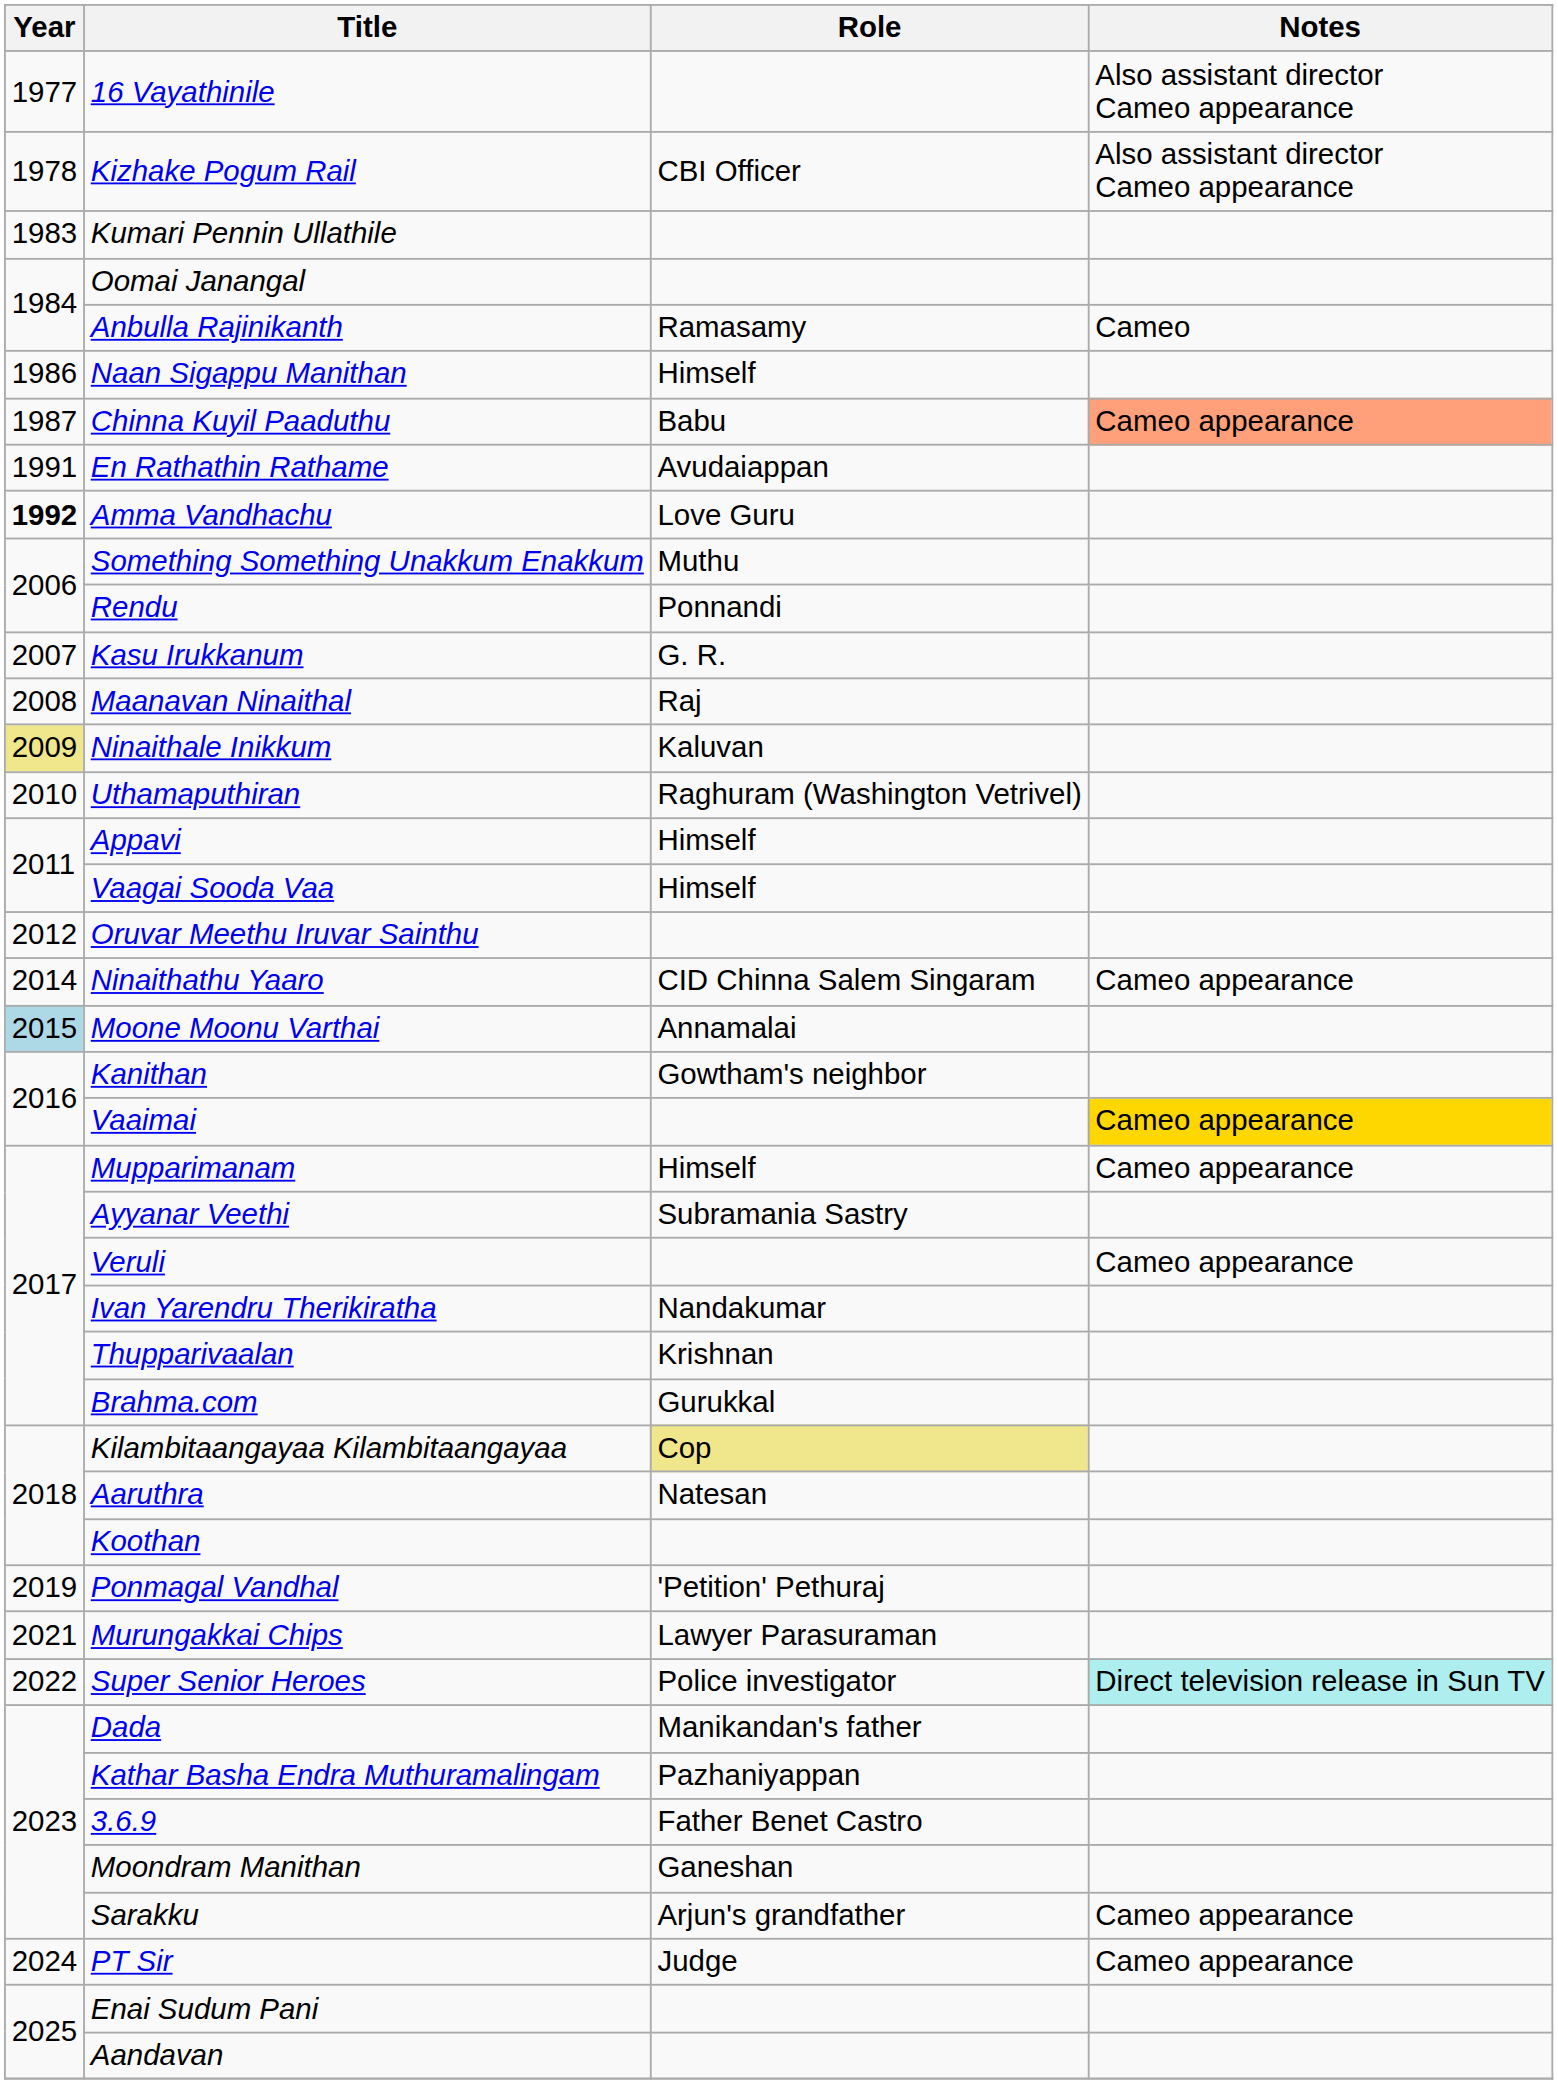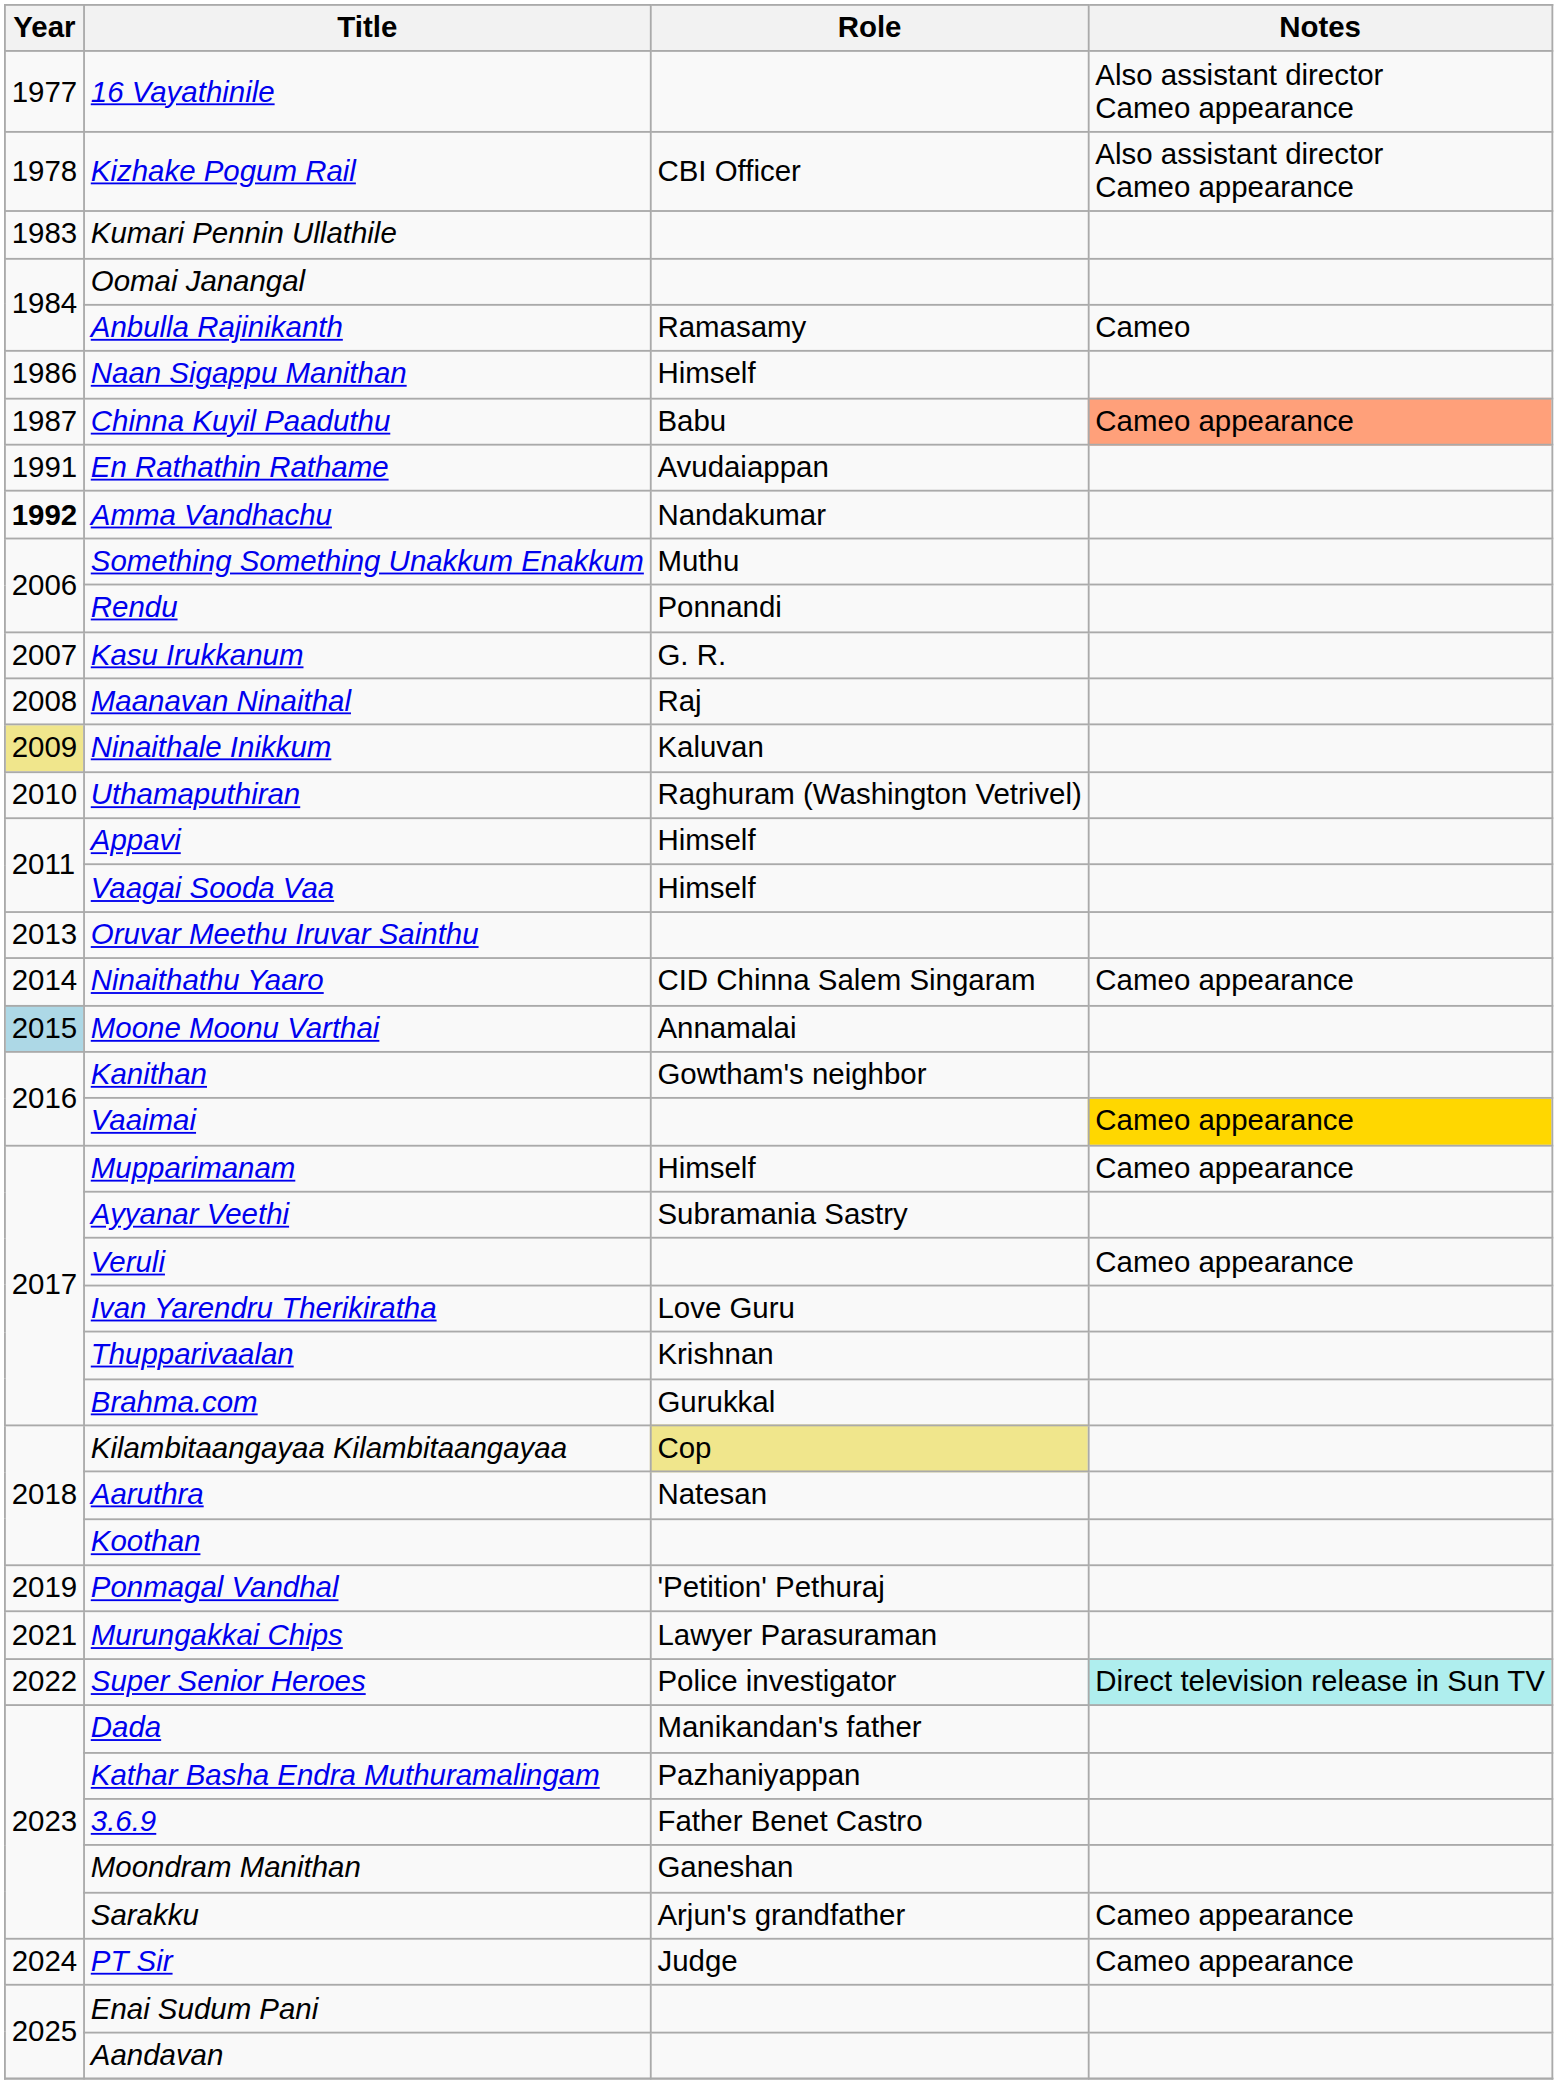(726, 514) Love Guru -> (742, 514) Nandakumar
(44, 934) 2012 -> (44, 934) 2013
(742, 1308) Nandakumar -> (726, 1308) Love Guru
